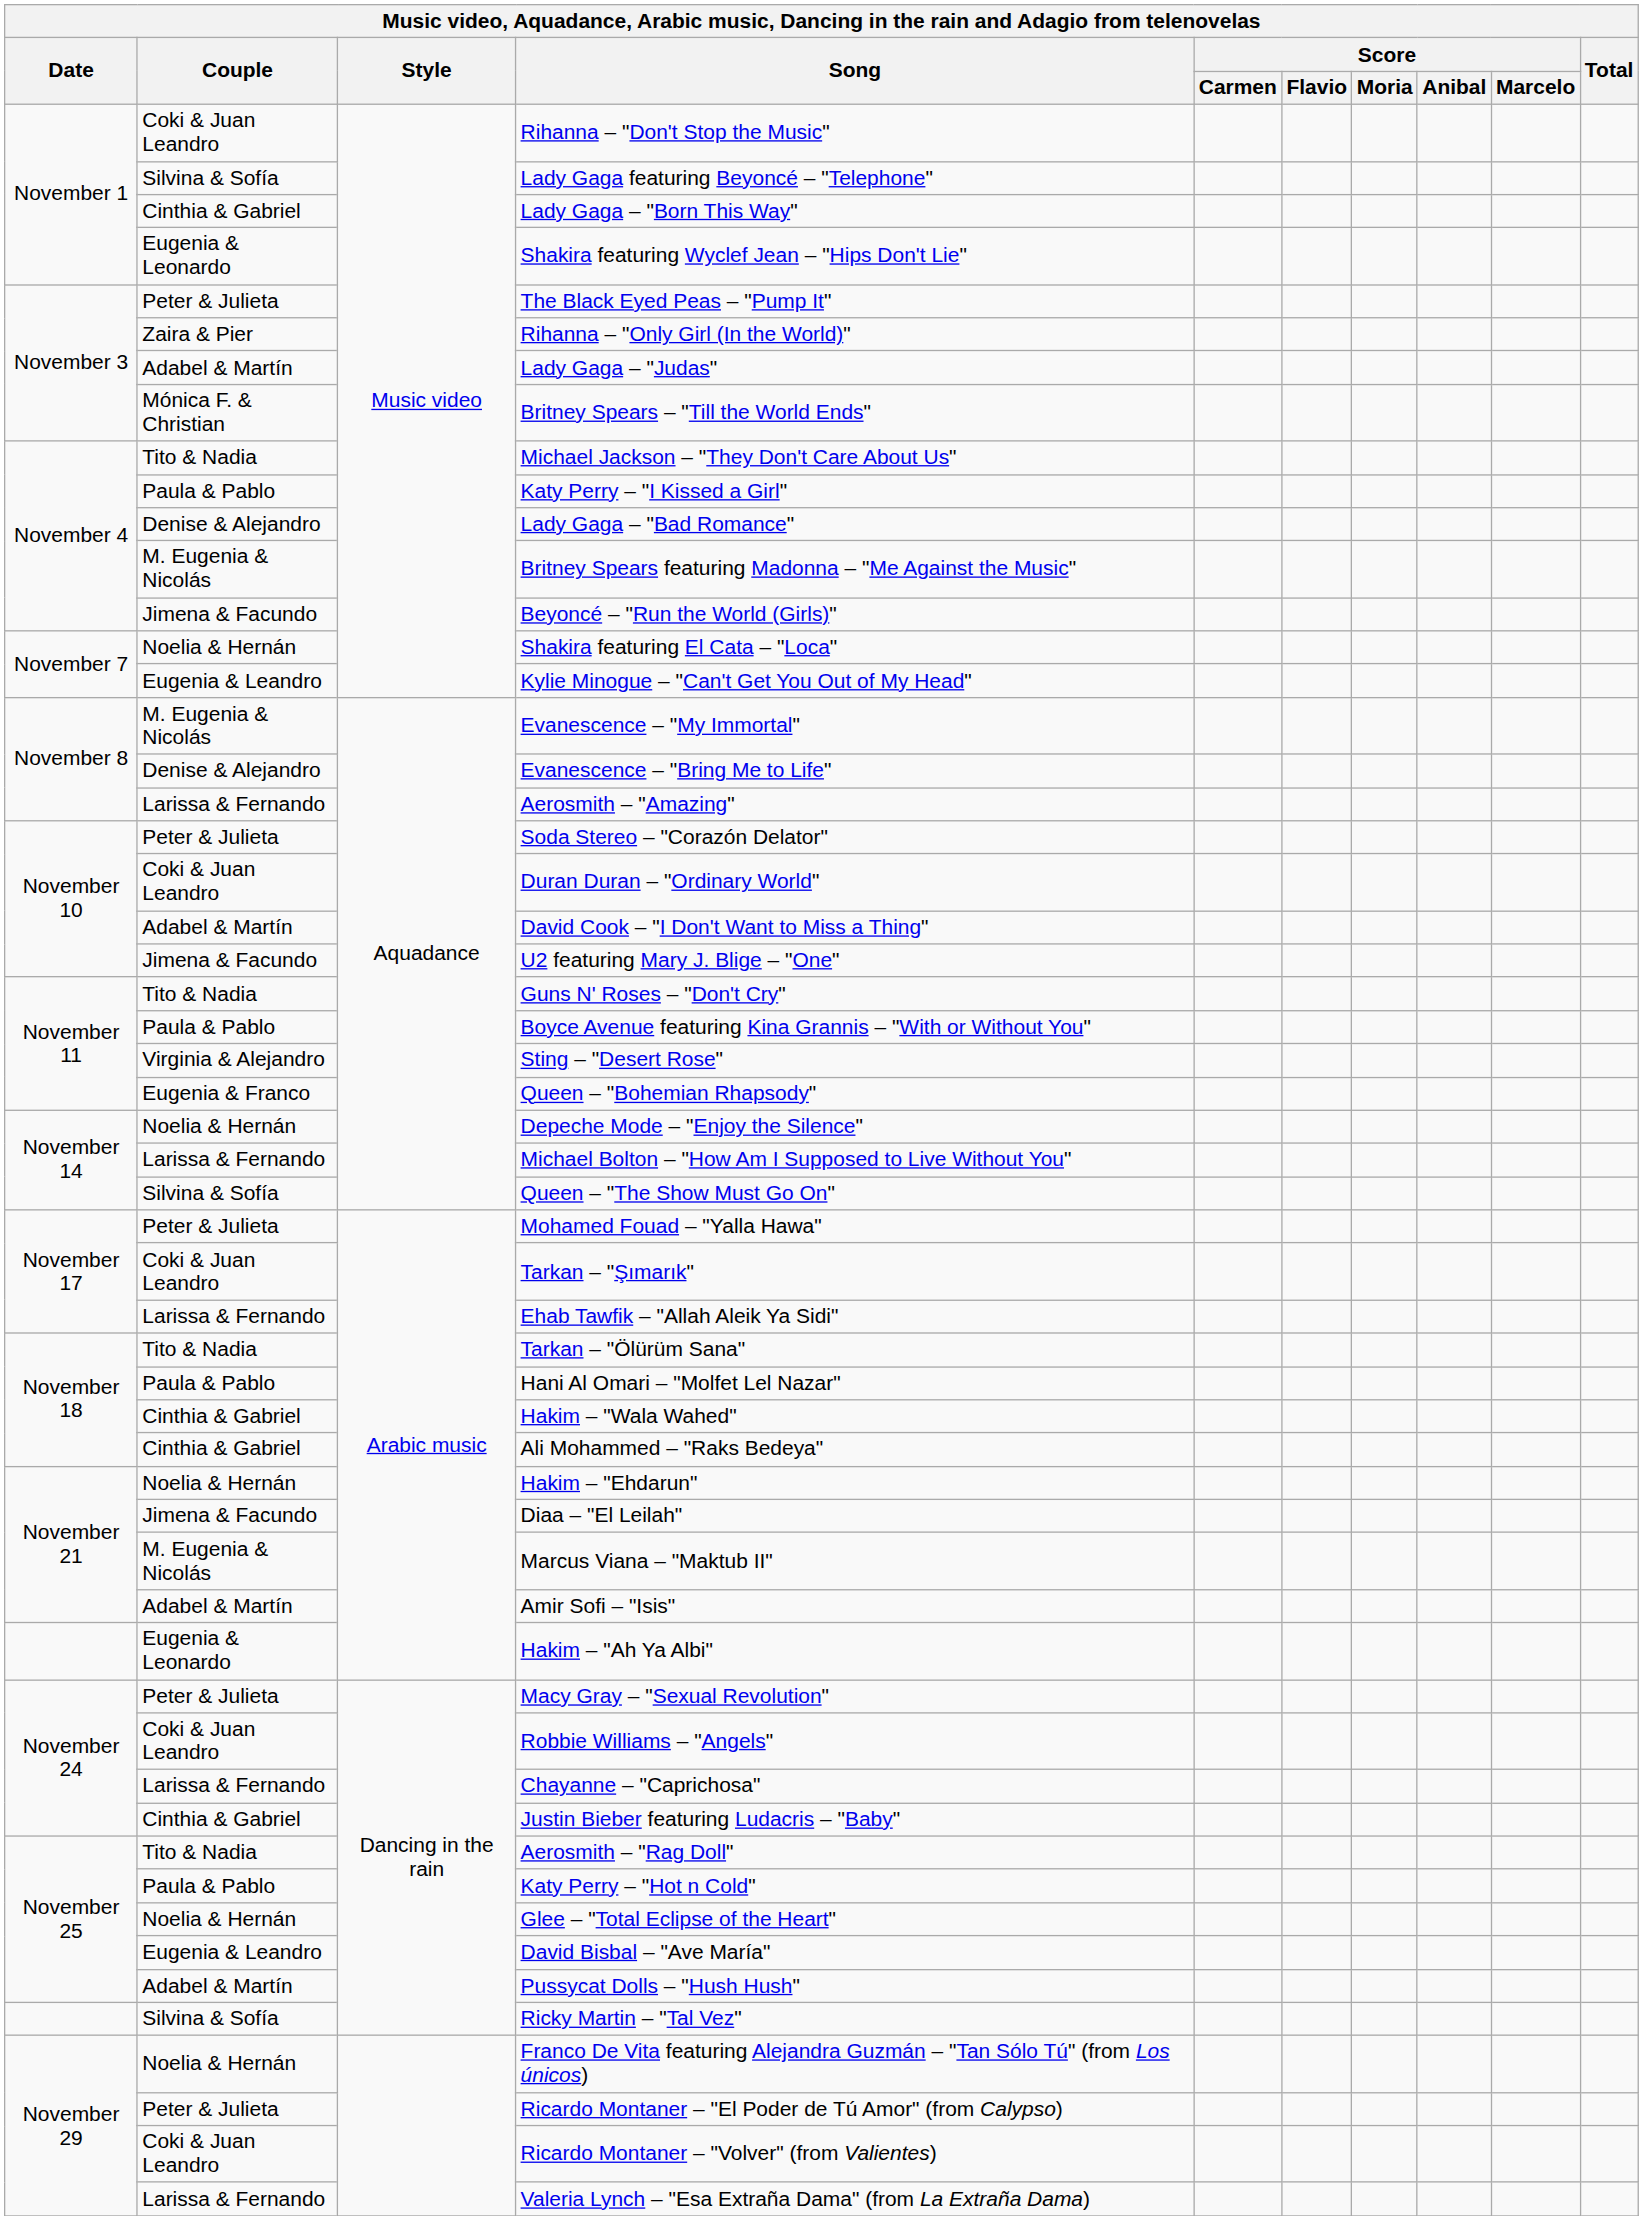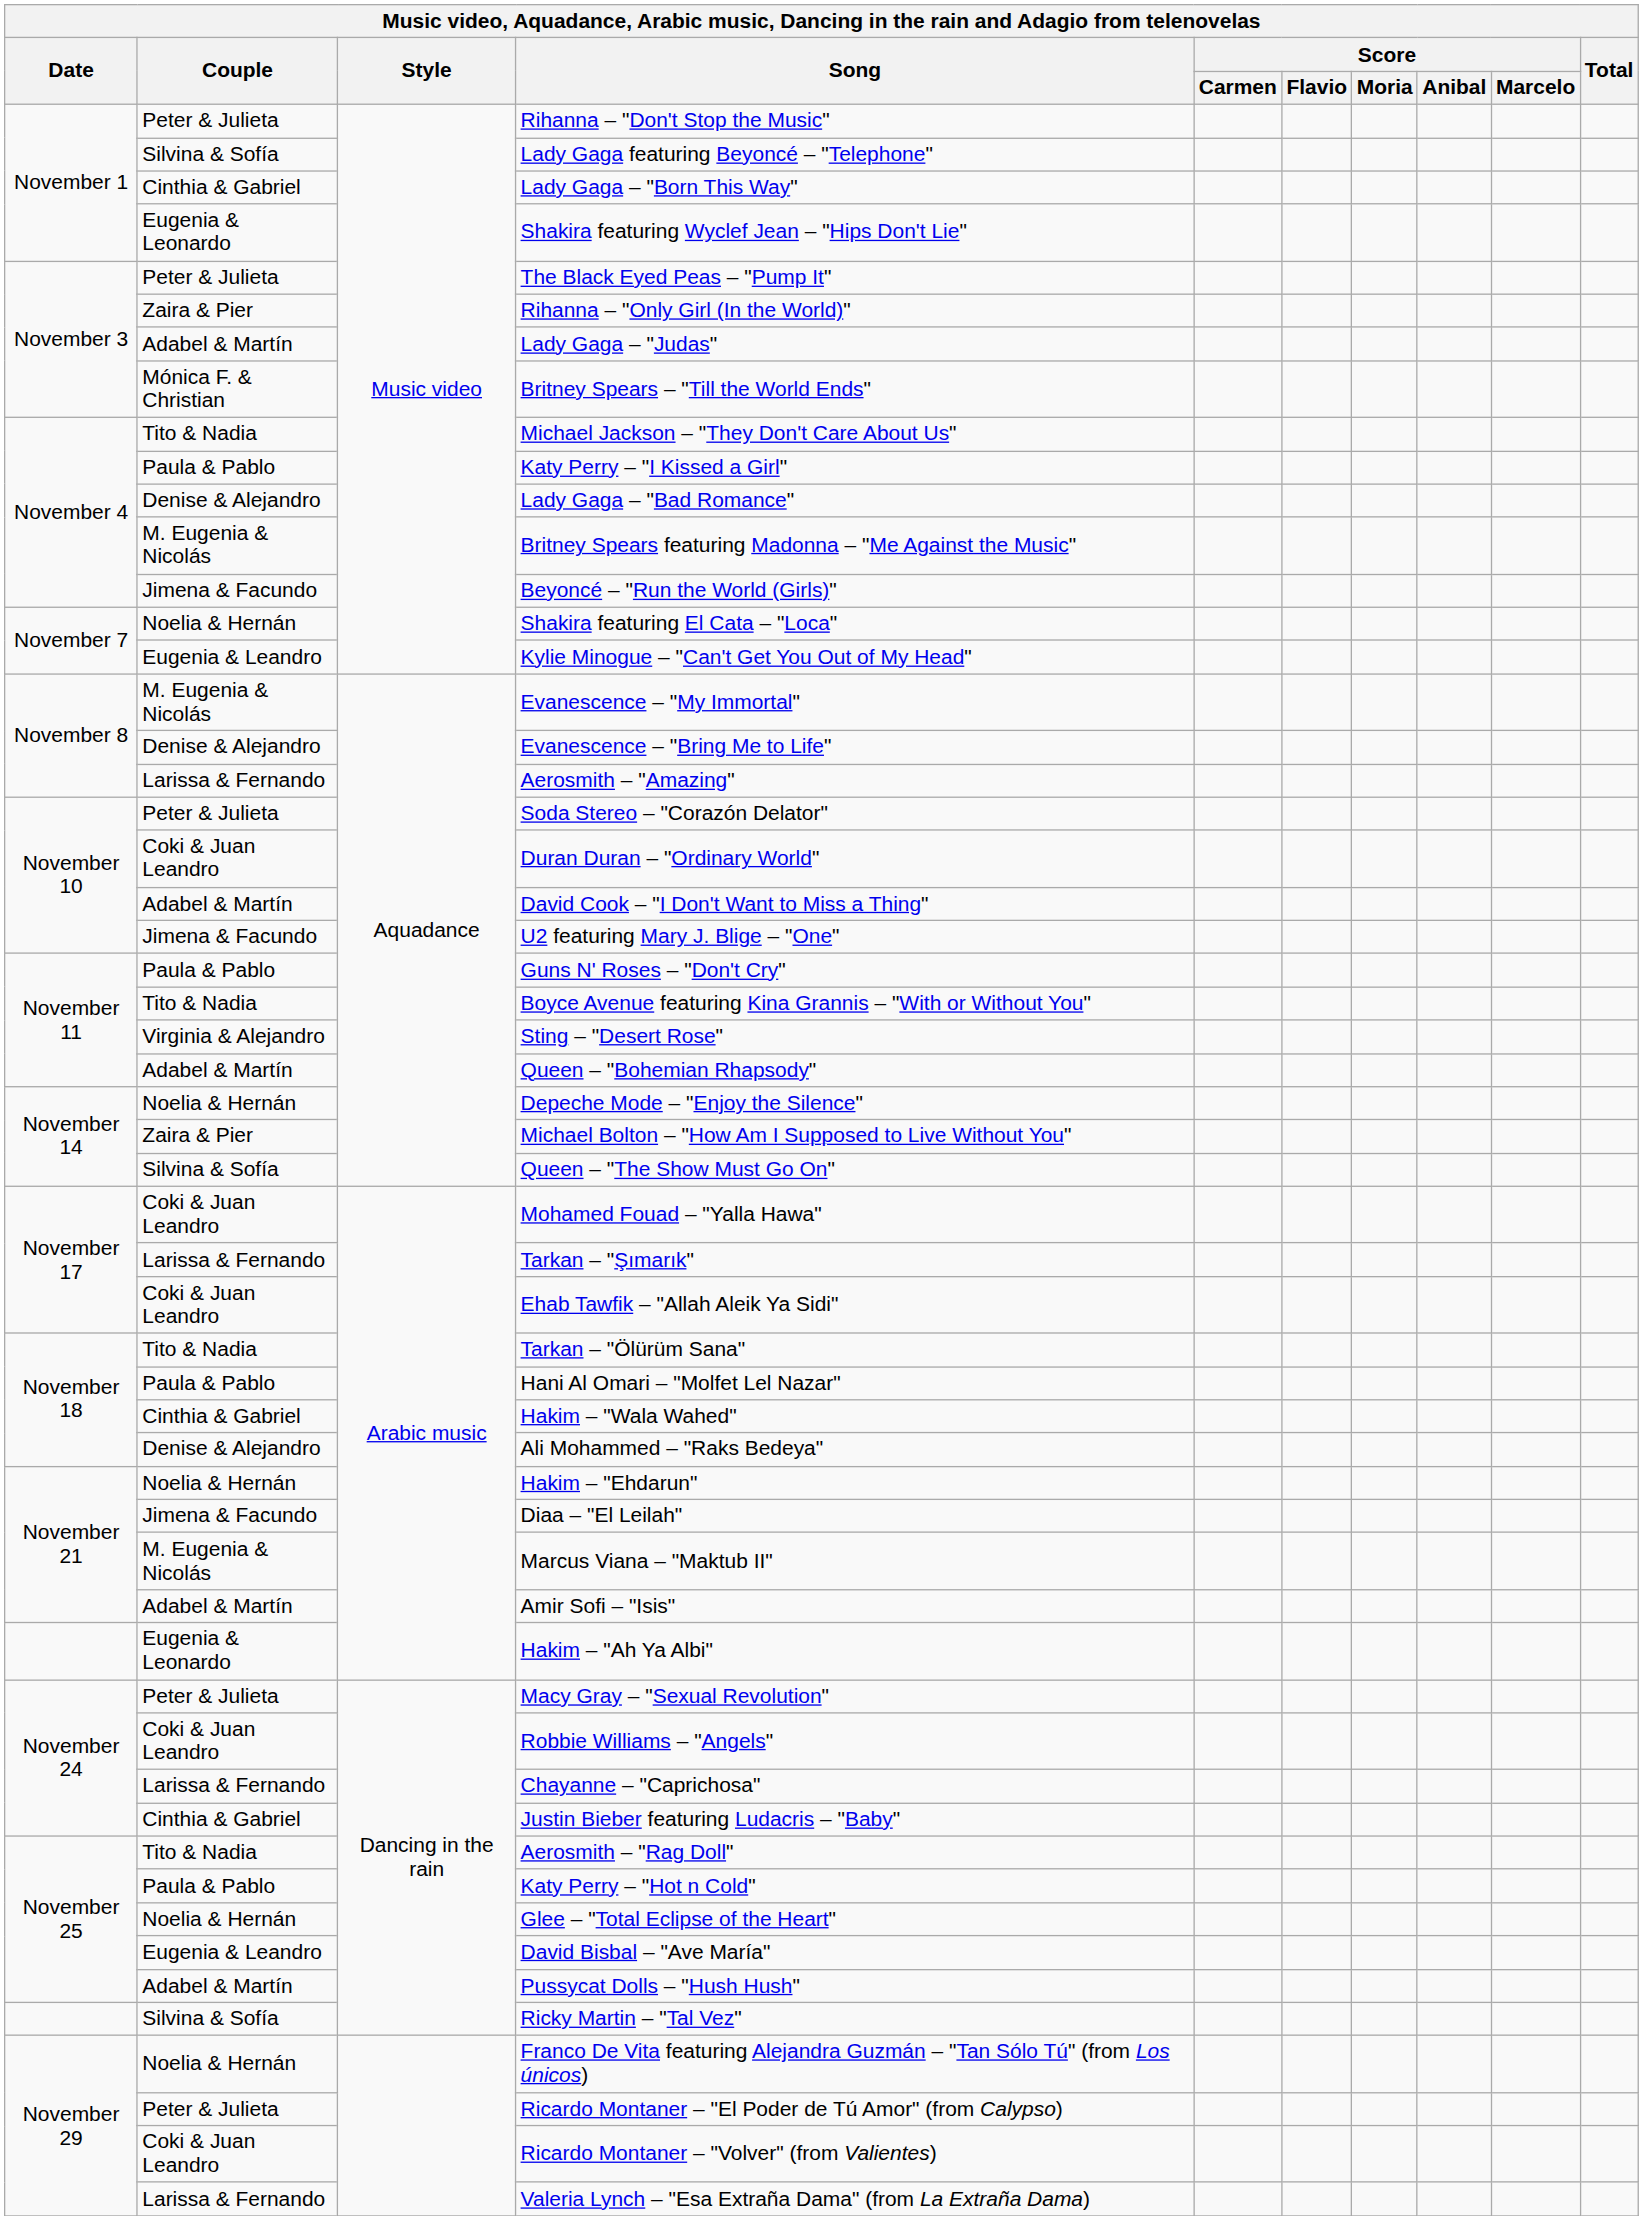(199, 132) Coki & Juan Leandro -> (210, 120) Peter & Julieta
(200, 993) Tito & Nadia -> (209, 970) Paula & Pablo
(209, 1026) Paula & Pablo -> (200, 1003) Tito & Nadia
(226, 1093) Eugenia & Franco -> (217, 1069) Adabel & Martín
(234, 1159) Larissa & Fernando -> (198, 1136) Zaira & Pier
(210, 1226) Peter & Julieta -> (199, 1214) Coki & Juan Leandro
(199, 1271) Coki & Juan Leandro -> (234, 1259) Larissa & Fernando
(234, 1316) Larissa & Fernando -> (199, 1304) Coki & Juan Leandro
(222, 1449) Cinthia & Gabriel -> (231, 1449) Denise & Alejandro
